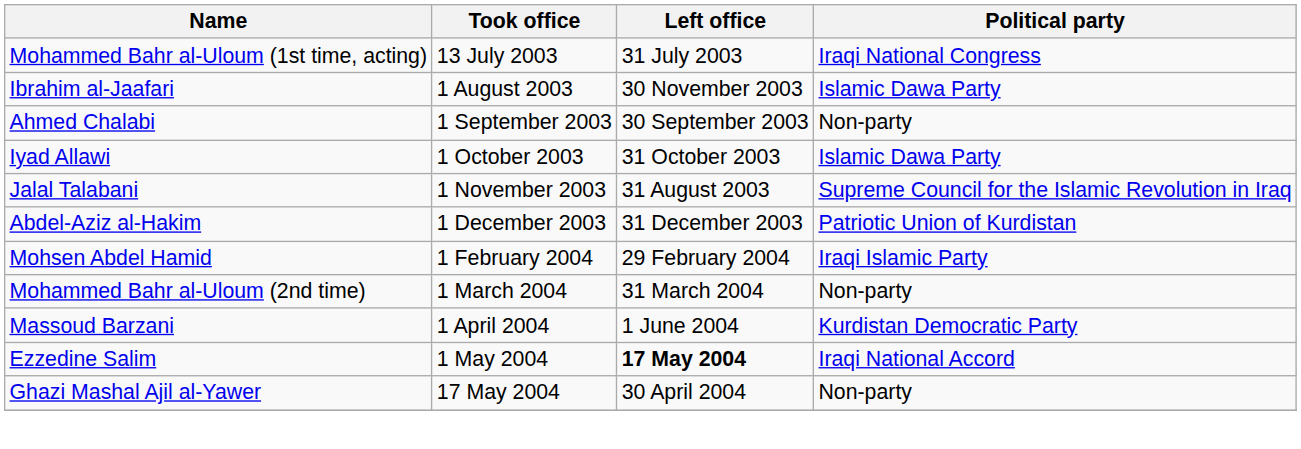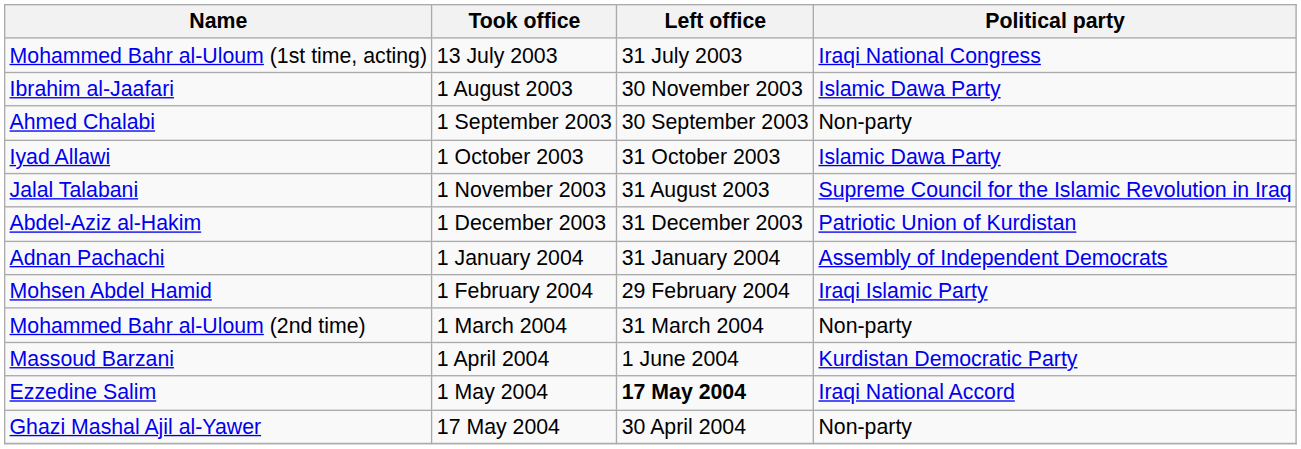+ row: (87, 257)
